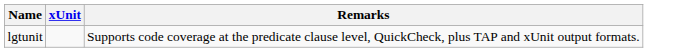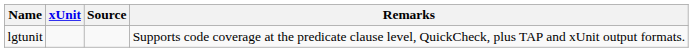+ column: (107, 15)
